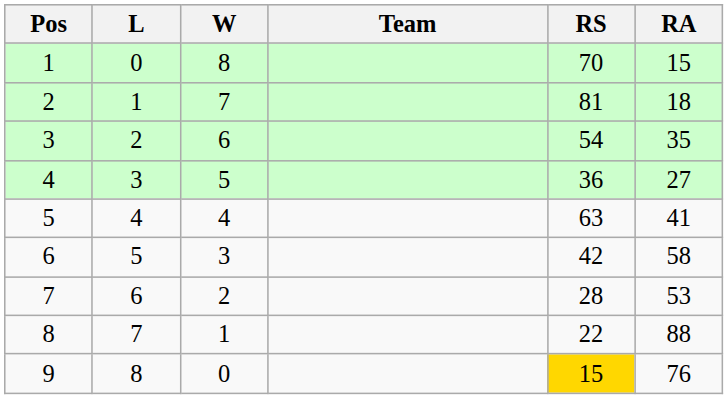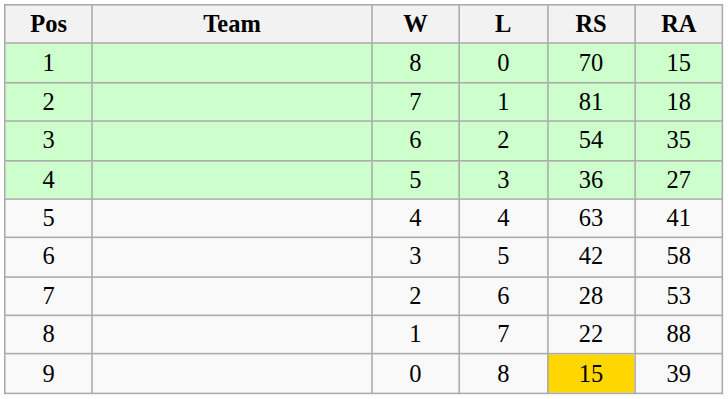columns swapped: (408, 23) <-> (136, 23)
(679, 373) 76 -> (679, 373) 39
